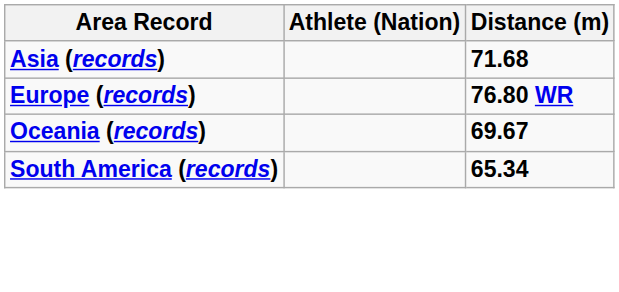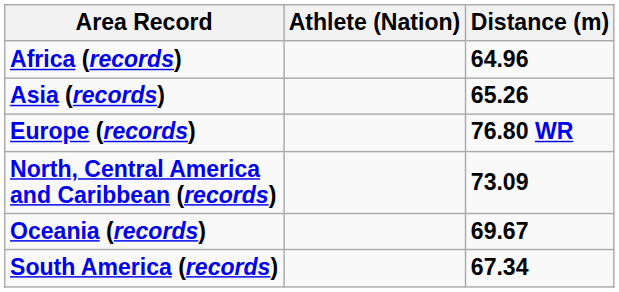+ row: (96, 59)
(500, 59) 71.68 -> (500, 95) 65.26
+ row: (143, 181)
(500, 168) 65.34 -> (500, 267) 67.34
